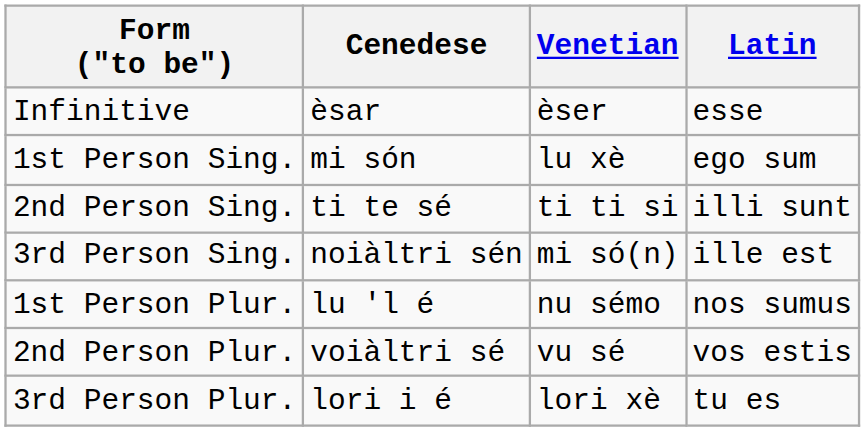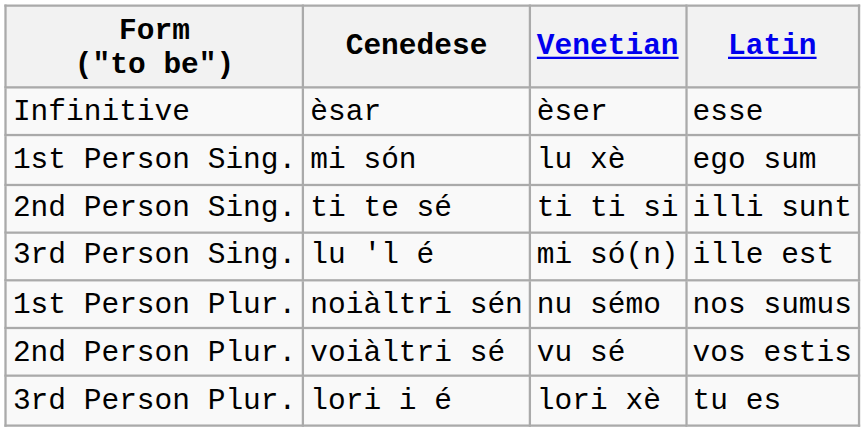(417, 256) noiàltri sén -> (372, 256) lu 'l é
(372, 304) lu 'l é -> (417, 304) noiàltri sén
